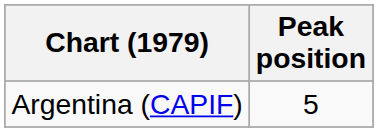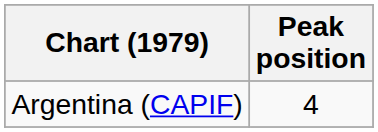(311, 103) 5 -> (311, 103) 4
